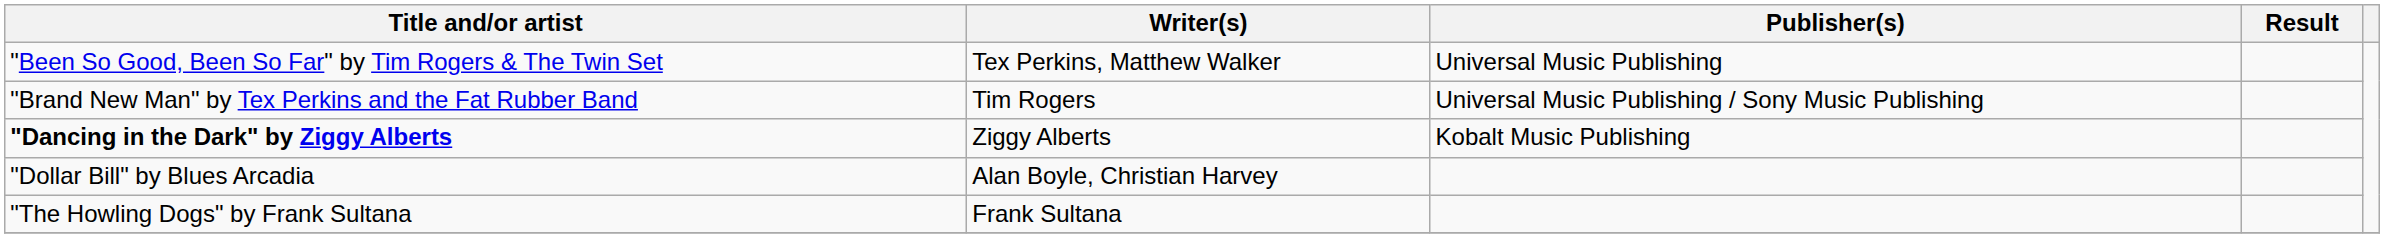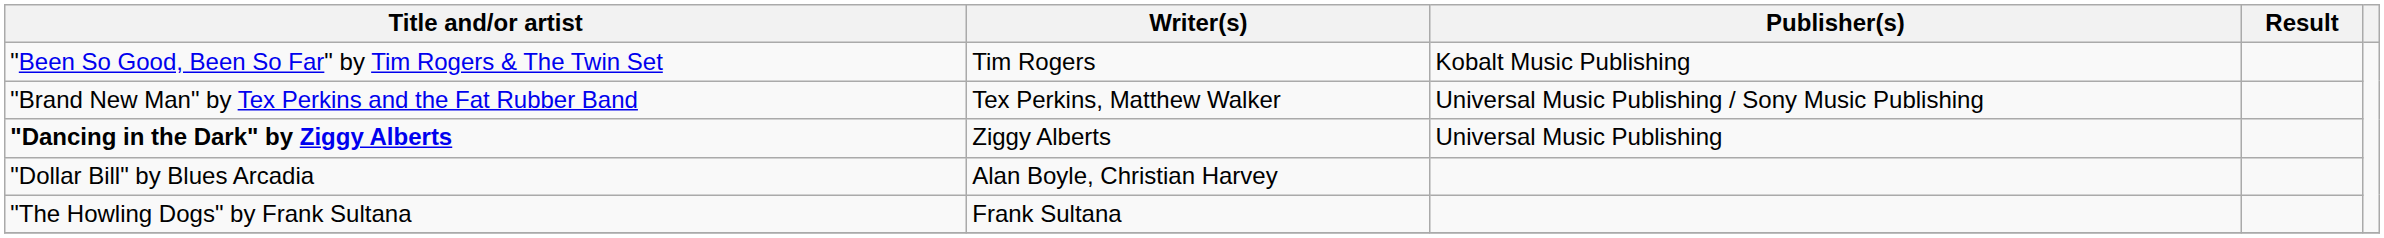(1127, 61) Tex Perkins, Matthew Walker -> (1034, 61) Tim Rogers
(1579, 61) Universal Music Publishing -> (1563, 61) Kobalt Music Publishing
(1034, 99) Tim Rogers -> (1127, 99) Tex Perkins, Matthew Walker
(1563, 137) Kobalt Music Publishing -> (1579, 137) Universal Music Publishing
